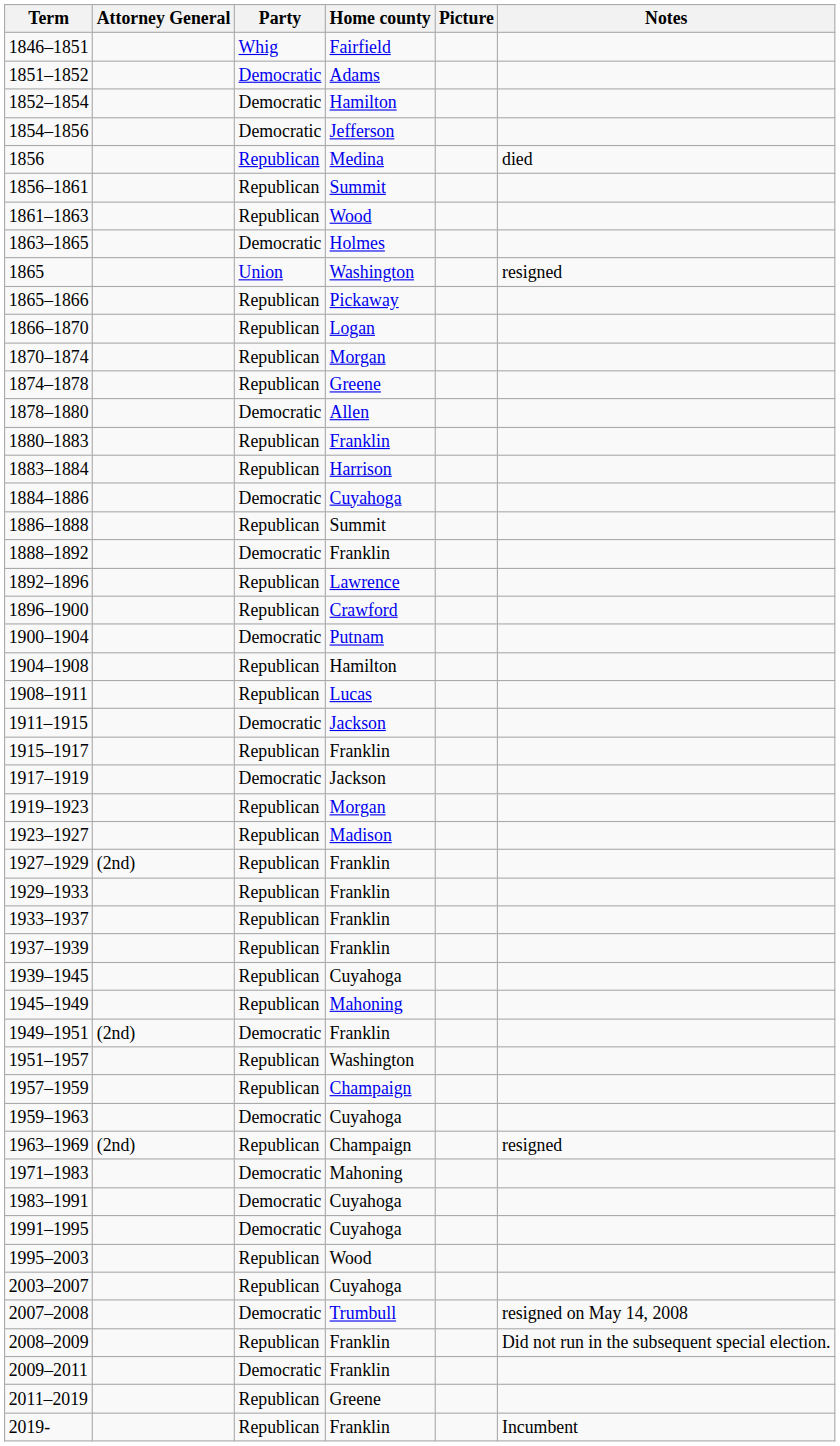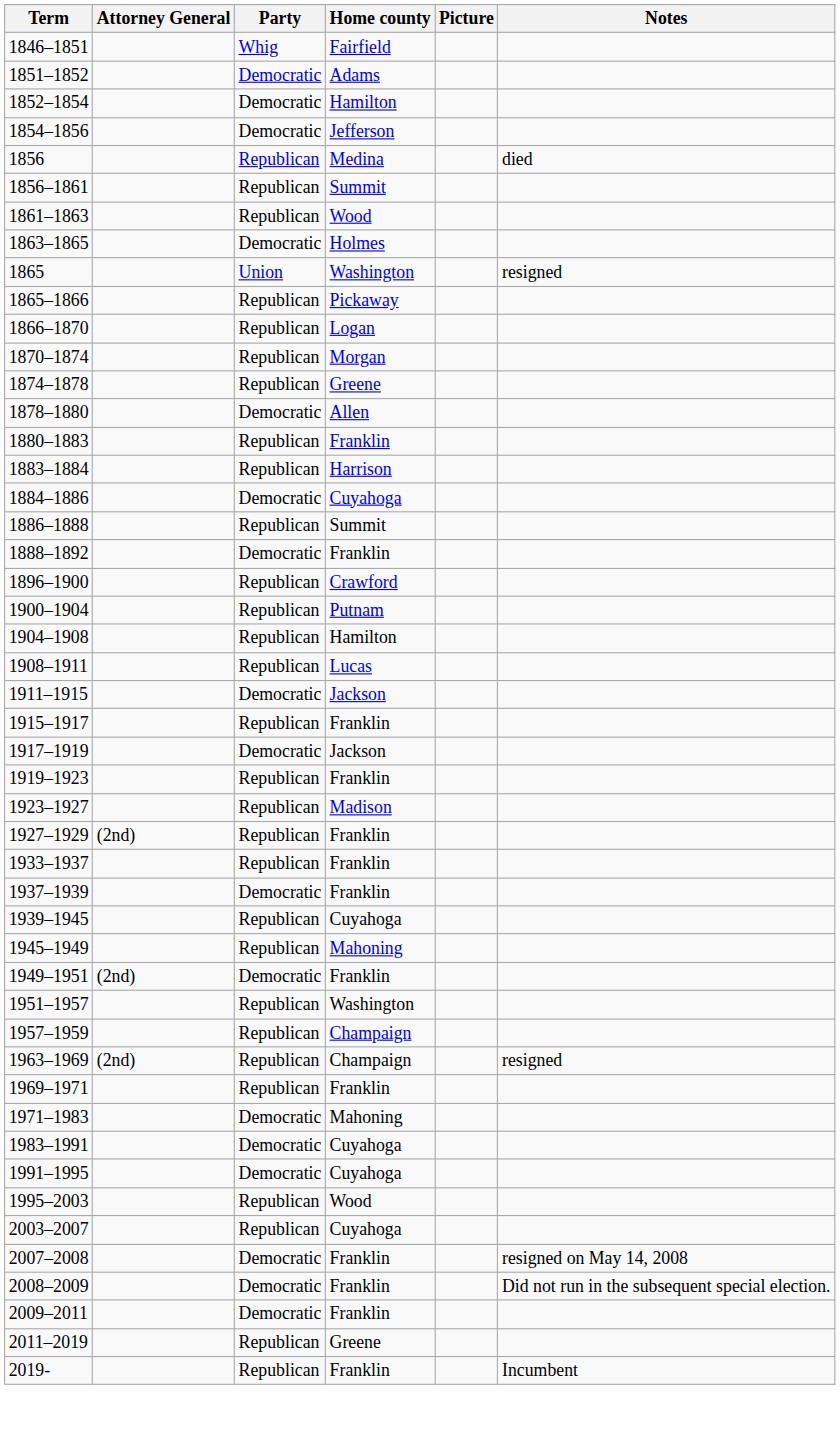- row: (49, 581)
(280, 638) Democratic -> (279, 610) Republican
(358, 807) Morgan -> (360, 779) Franklin
- row: (49, 891)
(279, 948) Republican -> (280, 891) Democratic
- row: (49, 1117)
+ row: (49, 1088)
(363, 1314) Trumbull -> (360, 1257) Franklin
(279, 1342) Republican -> (280, 1286) Democratic
